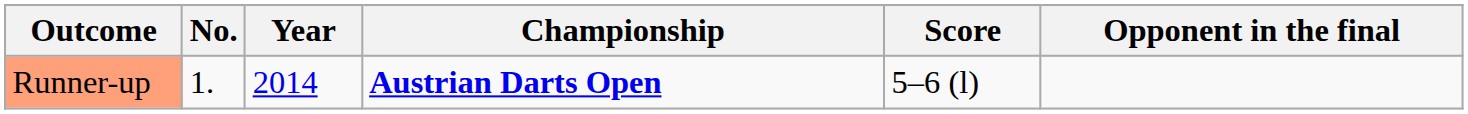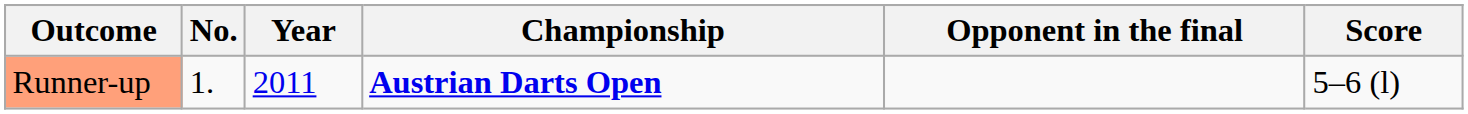columns swapped: (1252, 30) <-> (963, 30)
(285, 81) 2014 -> (285, 81) 2011
